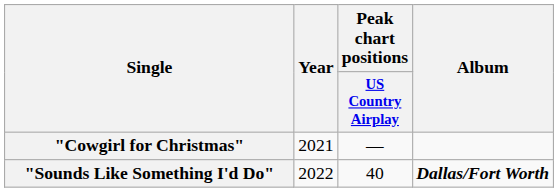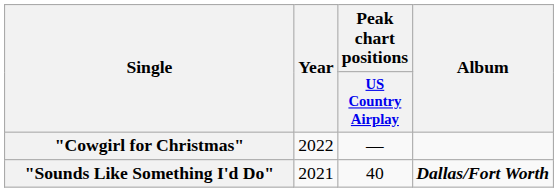(316, 145) 2021 -> (316, 145) 2022
(316, 173) 2022 -> (316, 173) 2021
